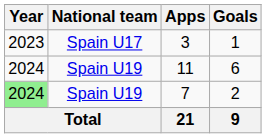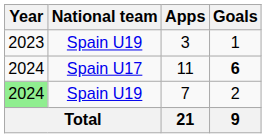(105, 42) Spain U17 -> (105, 42) Spain U19
(105, 68) Spain U19 -> (105, 68) Spain U17
(235, 68) normal -> (235, 68) bold
